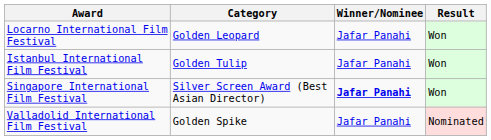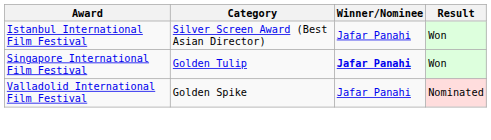- row: (87, 35)
(210, 64) Golden Tulip -> (250, 35) Silver Screen Award (Best Asian Director)
(250, 93) Silver Screen Award (Best Asian Director) -> (210, 64) Golden Tulip
